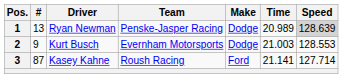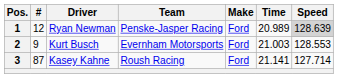(39, 29) 13 -> (39, 29) 12
(243, 29) Dodge -> (239, 29) Ford
(243, 45) Dodge -> (239, 45) Ford
